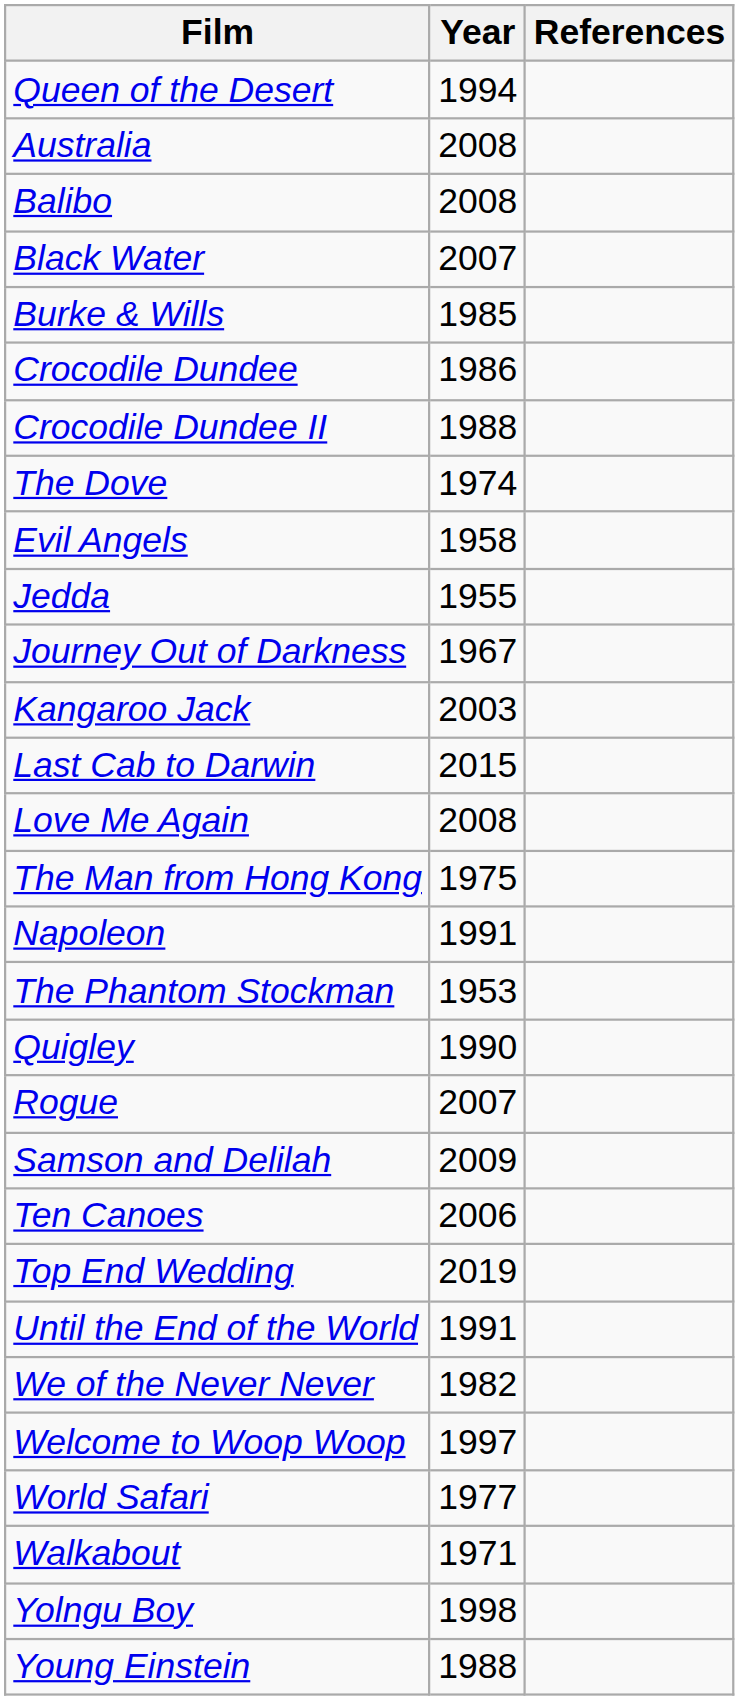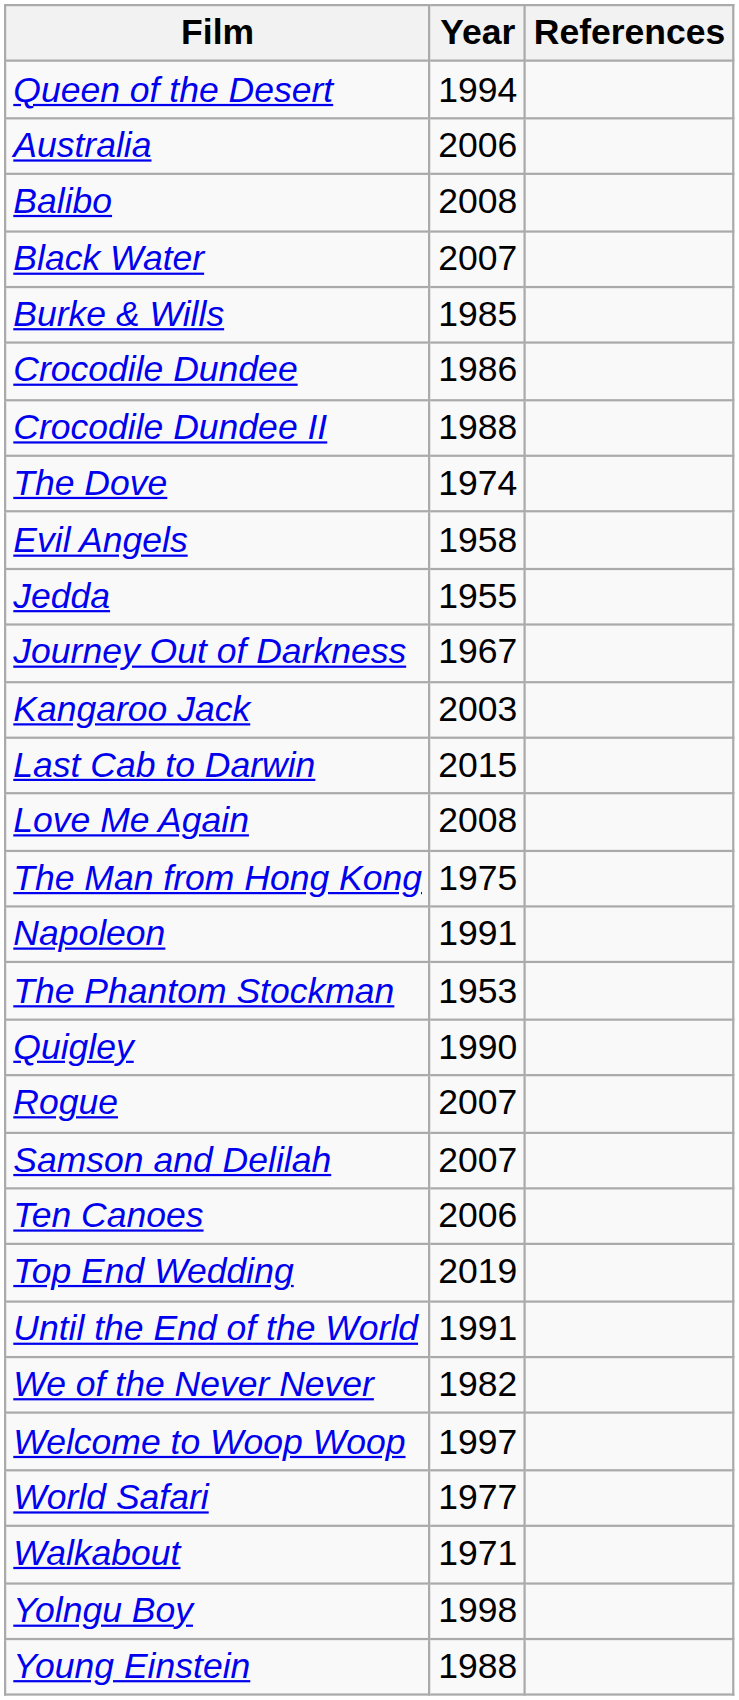(478, 145) 2008 -> (478, 145) 2006
(478, 1159) 2009 -> (478, 1159) 2007
